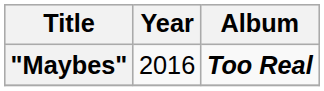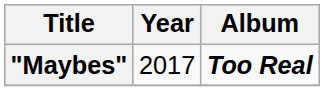(167, 64) 2016 -> (167, 64) 2017
